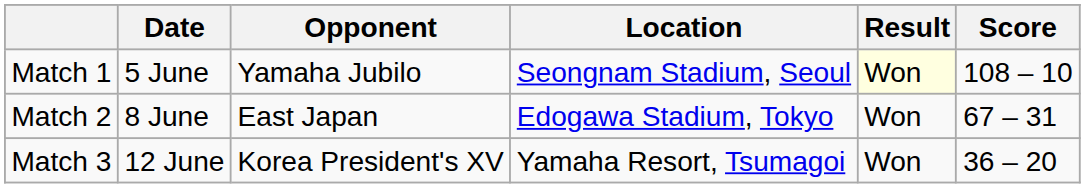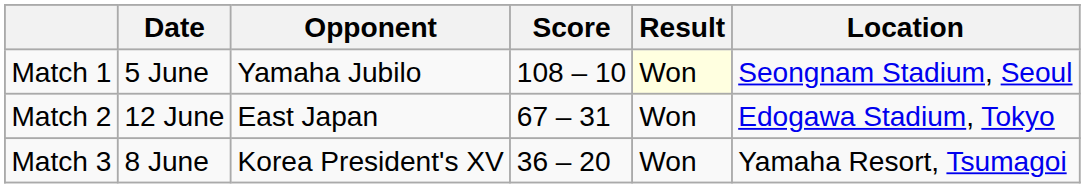columns swapped: (684, 27) <-> (1018, 27)
(167, 116) 8 June -> (174, 116) 12 June
(174, 161) 12 June -> (167, 161) 8 June
